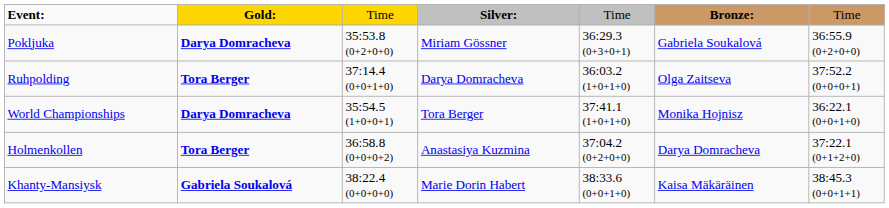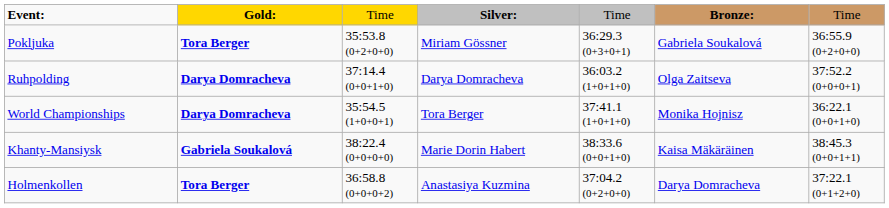(236, 43) Darya Domracheva -> (215, 43) Tora Berger
(215, 78) Tora Berger -> (236, 78) Darya Domracheva
rows swapped: (45, 149) <-> (54, 185)
